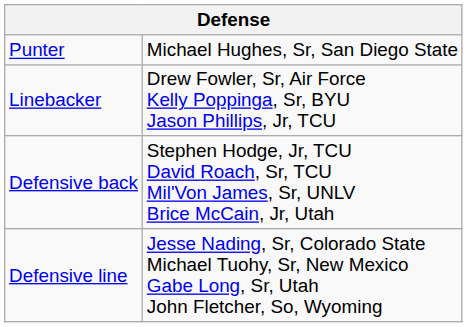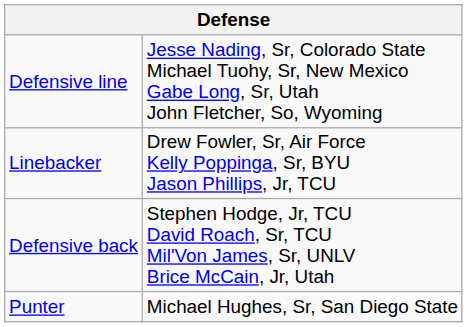rows swapped: (68, 275) <-> (37, 50)
